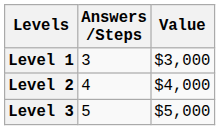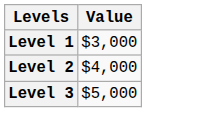- column: (114, 26)
